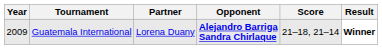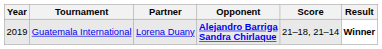(17, 32) 2009 -> (17, 32) 2019
